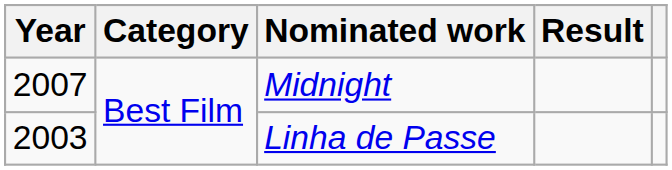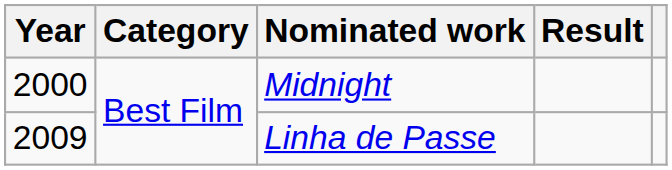(50, 84) 2007 -> (50, 84) 2000
(50, 137) 2003 -> (50, 137) 2009
